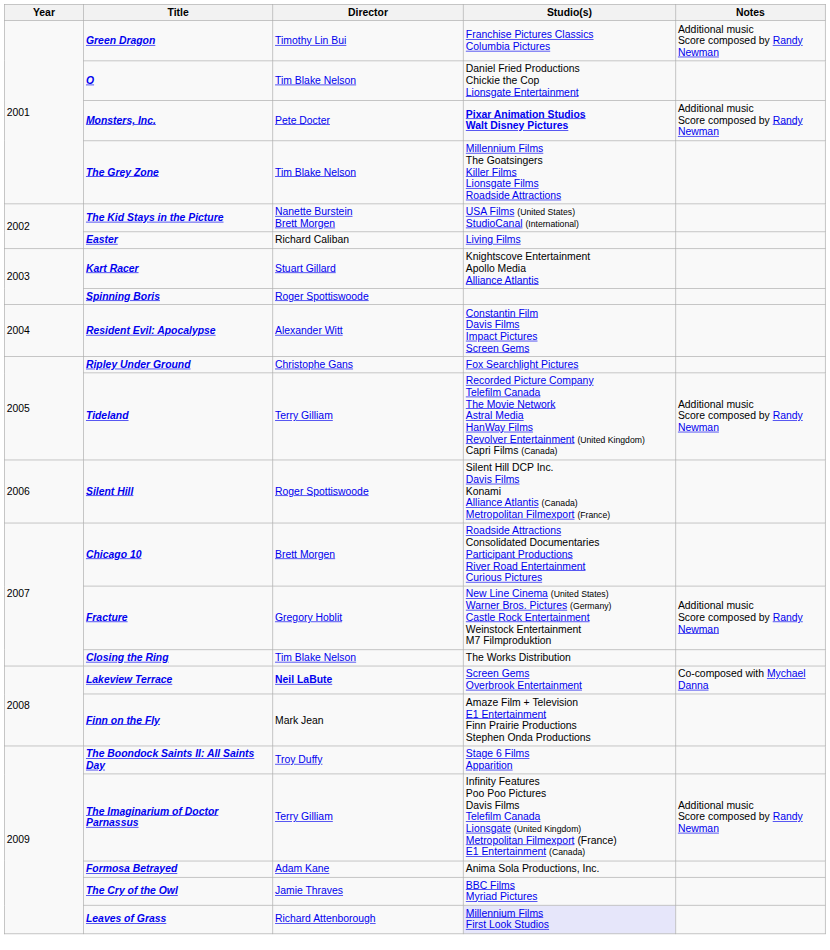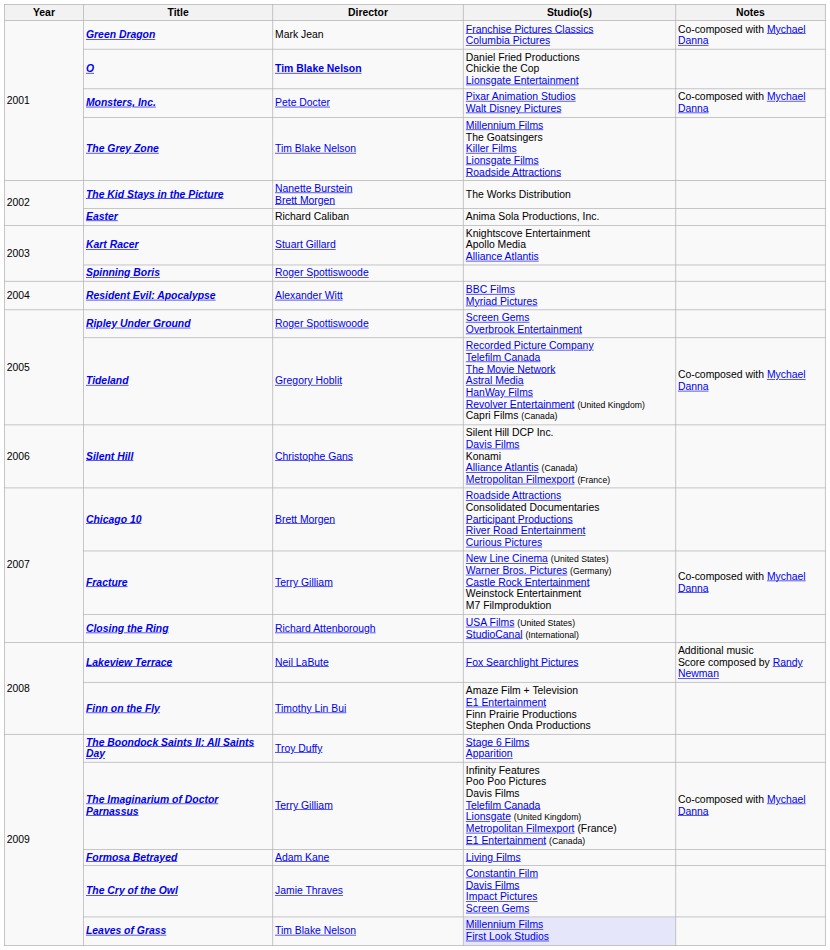(311, 40) Timothy Lin Bui -> (299, 35) Mark Jean
(740, 40) Additional music Score composed by Randy Newman -> (742, 35) Co-composed with Mychael Danna
(316, 80) normal -> (318, 69) bold
(526, 120) bold -> (521, 103) normal
(740, 120) Additional music Score composed by Randy Newman -> (742, 103) Co-composed with Mychael Danna
(522, 218) USA Films (United States) StudioCanal (International) -> (518, 194) The Works Distribution
(493, 240) Living Films -> (533, 217) Anima Sola Productions, Inc.
(502, 330) Constantin Film Davis Films Impact Pictures Screen Gems -> (502, 295) BBC Films Myriad Pictures
(314, 364) Christophe Gans -> (322, 323) Roger Spottiswoode
(522, 364) Fox Searchlight Pictures -> (524, 323) Screen Gems Overbrook Entertainment
(304, 416) Terry Gilliam -> (309, 381) Gregory Hoblit
(740, 416) Additional music Score composed by Randy Newman -> (742, 381) Co-composed with Mychael Danna
(322, 491) Roger Spottiswoode -> (314, 456) Christophe Gans
(309, 618) Gregory Hoblit -> (304, 582) Terry Gilliam
(740, 618) Additional music Score composed by Randy Newman -> (742, 582) Co-composed with Mychael Danna
(316, 657) Tim Blake Nelson -> (325, 628) Richard Attenborough
(518, 657) The Works Distribution -> (522, 628) USA Films (United States) StudioCanal (International)
(304, 680) bold -> (302, 662) normal
(524, 680) Screen Gems Overbrook Entertainment -> (522, 662) Fox Searchlight Pictures
(742, 680) Co-composed with Mychael Danna -> (740, 662) Additional music Score composed by Randy Newman
(299, 720) Mark Jean -> (311, 708) Timothy Lin Bui
(740, 817) Additional music Score composed by Randy Newman -> (742, 805) Co-composed with Mychael Danna
(533, 869) Anima Sola Productions, Inc. -> (493, 857) Living Films
(502, 891) BBC Films Myriad Pictures -> (502, 891) Constantin Film Davis Films Impact Pictures Screen Gems
(325, 919) Richard Attenborough -> (316, 931) Tim Blake Nelson
